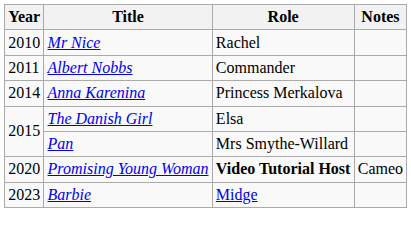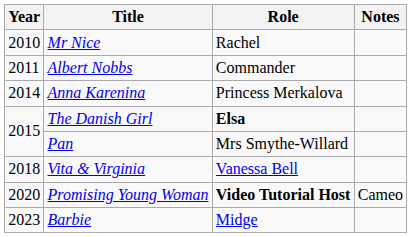(230, 118) normal -> (231, 118) bold
+ row: (96, 169)
